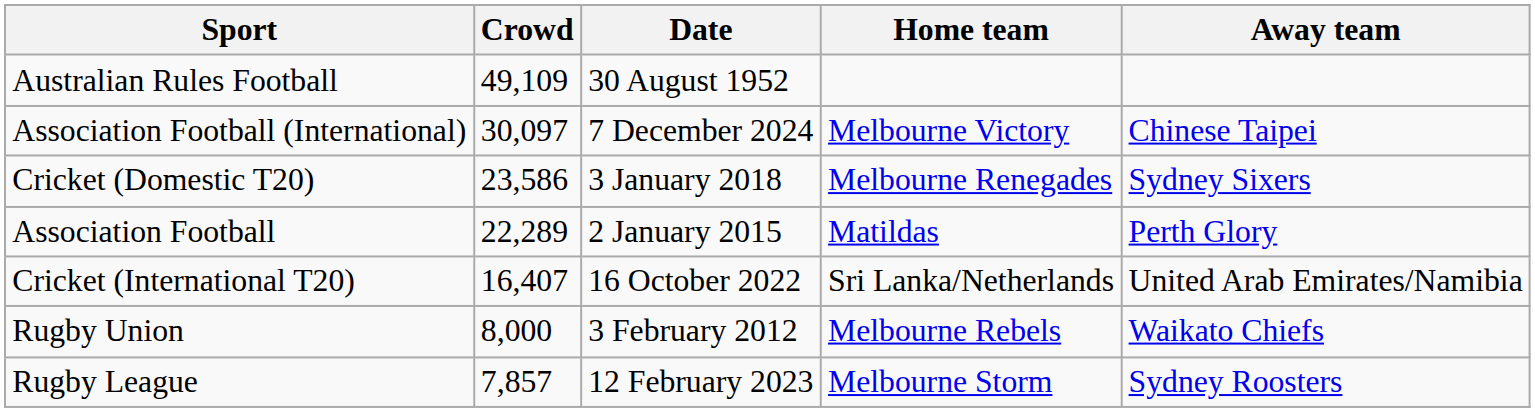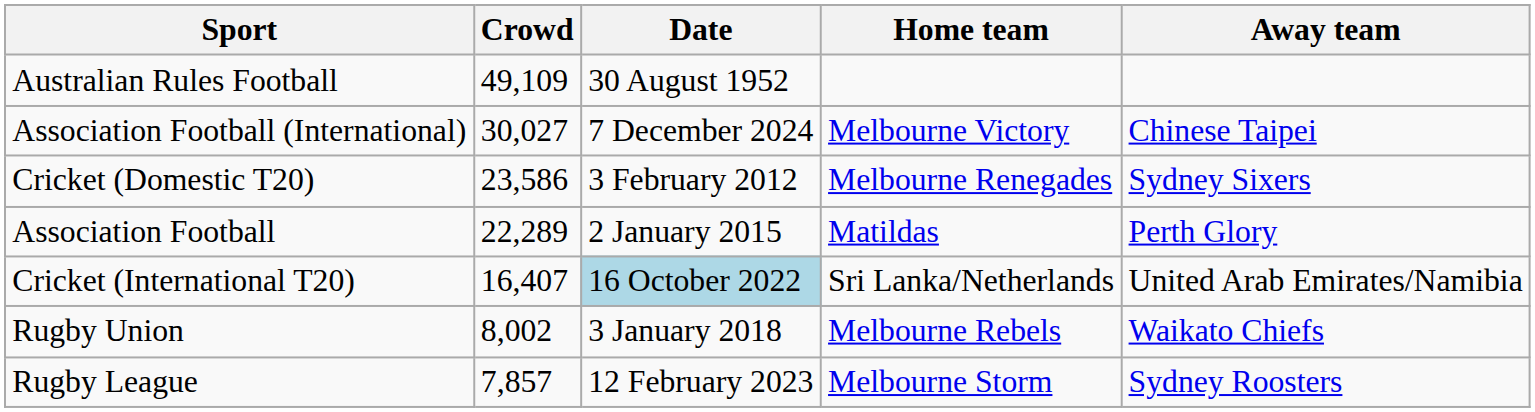(524, 130) 30,097 -> (524, 130) 30,027
(685, 180) 3 January 2018 -> (693, 180) 3 February 2012
(695, 280) no background -> (695, 280) lightblue background
(517, 331) 8,000 -> (517, 331) 8,002
(693, 331) 3 February 2012 -> (685, 331) 3 January 2018
